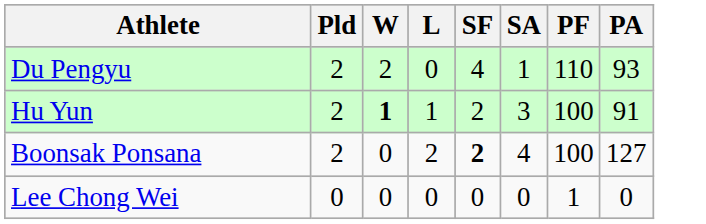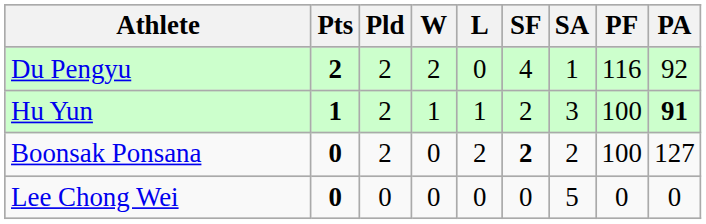+ column: (335, 25)
(574, 68) 110 -> (622, 68) 116
(626, 68) 93 -> (674, 68) 92
(385, 111) bold -> (434, 111) normal
(626, 111) normal -> (674, 111) bold
(524, 153) 4 -> (572, 153) 2
(524, 196) 0 -> (572, 196) 5
(574, 196) 1 -> (622, 196) 0
